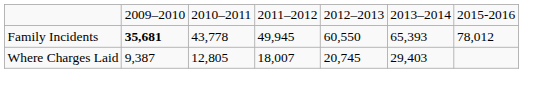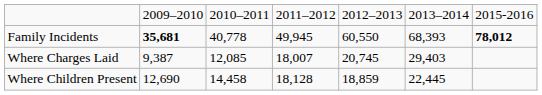(210, 36) 43,778 -> (228, 36) 40,778
(409, 36) 65,393 -> (427, 36) 68,393
(476, 36) normal -> (494, 36) bold
(210, 57) 12,805 -> (228, 57) 12,085
+ row: (72, 79)
